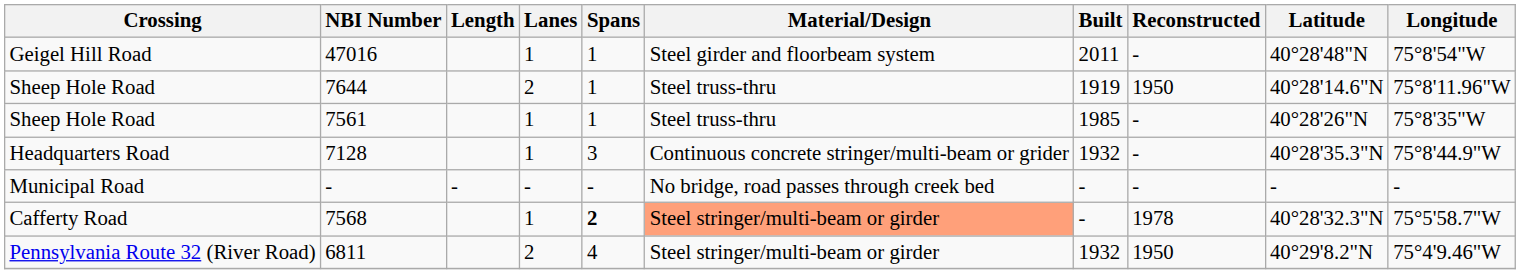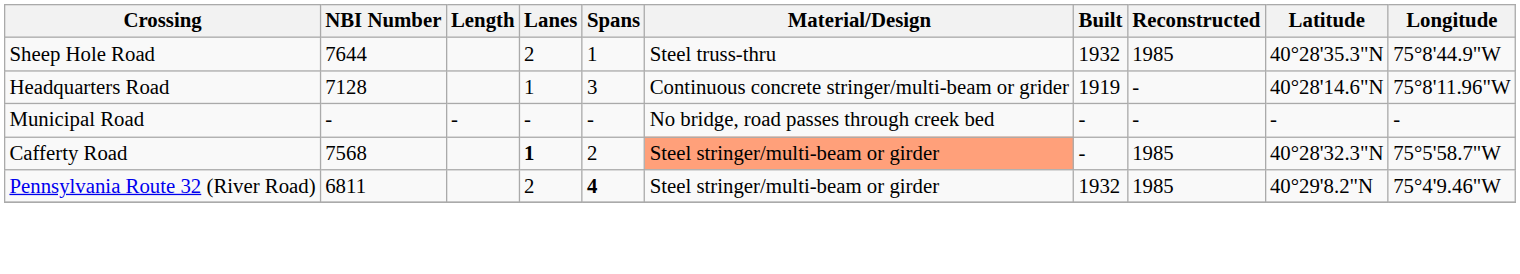- row: (351, 53)
(1099, 86) 1919 -> (1099, 53) 1932
(1153, 86) 1950 -> (1153, 53) 1985
(1327, 86) 40°28'14.6"N -> (1327, 53) 40°28'35.3"N
(1452, 86) 75°8'11.96"W -> (1447, 53) 75°8'44.9"W
- row: (346, 119)
(1099, 152) 1932 -> (1099, 86) 1919
(1327, 152) 40°28'35.3"N -> (1327, 86) 40°28'14.6"N
(1447, 152) 75°8'44.9"W -> (1452, 86) 75°8'11.96"W
(529, 218) normal -> (529, 152) bold
(592, 218) bold -> (592, 152) normal
(1153, 218) 1978 -> (1153, 152) 1985
(592, 251) normal -> (592, 185) bold
(1153, 251) 1950 -> (1153, 185) 1985
